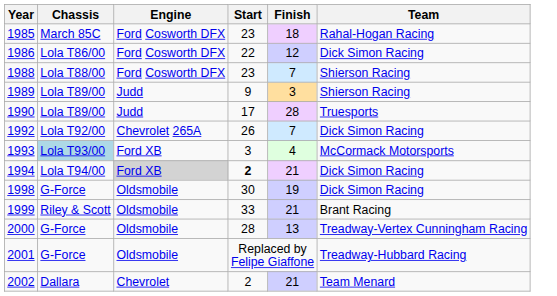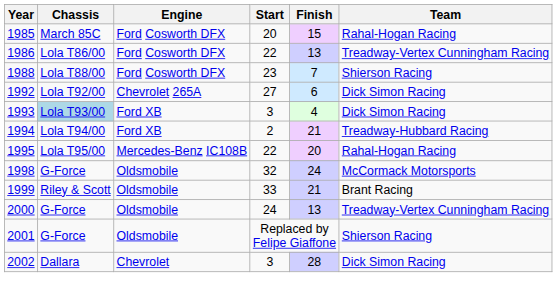(248, 34) 23 -> (270, 34) 20
(292, 34) 18 -> (314, 34) 15
(292, 53) 12 -> (314, 53) 13
(372, 53) Dick Simon Racing -> (445, 53) Treadway-Vertex Cunningham Racing
- row: (21, 92)
- row: (21, 112)
(248, 131) 26 -> (270, 92) 27
(292, 131) 7 -> (314, 92) 6
(387, 151) McCormack Motorsports -> (394, 112) Dick Simon Racing
(139, 170) lightgrey background -> (139, 131) no background
(248, 170) bold -> (270, 131) normal
(372, 170) Dick Simon Racing -> (415, 131) Treadway-Hubbard Racing
+ row: (21, 151)
(248, 190) 30 -> (270, 170) 32
(292, 190) 19 -> (314, 170) 24
(372, 190) Dick Simon Racing -> (409, 170) McCormack Motorsports
(248, 229) 28 -> (270, 209) 24
(393, 255) Treadway-Hubbard Racing -> (387, 236) Shierson Racing
(248, 281) 2 -> (270, 262) 3
(292, 281) 21 -> (314, 262) 28
(357, 281) Team Menard -> (394, 262) Dick Simon Racing
